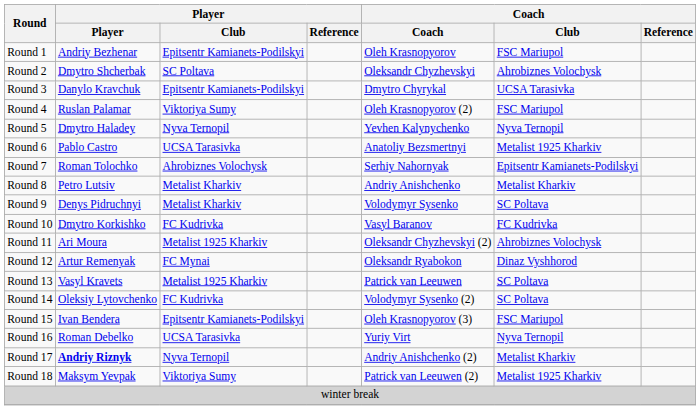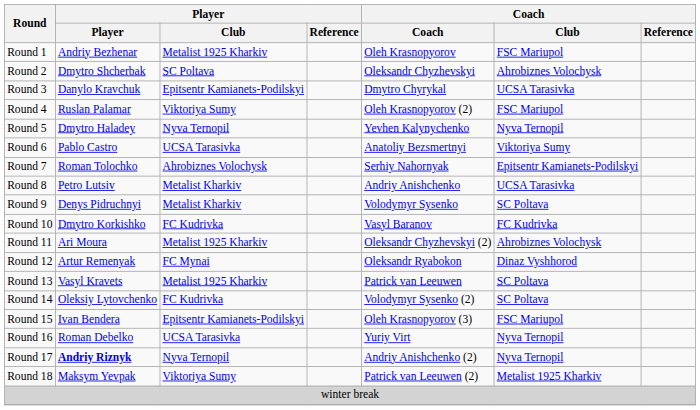(233, 51) Epitsentr Kamianets-Podilskyi -> (215, 51) Metalist 1925 Kharkiv
(549, 147) Metalist 1925 Kharkiv -> (533, 147) Viktoriya Sumy
(536, 185) Metalist Kharkiv -> (536, 185) UCSA Tarasivka
(536, 356) Metalist Kharkiv -> (530, 356) Nyva Ternopil
